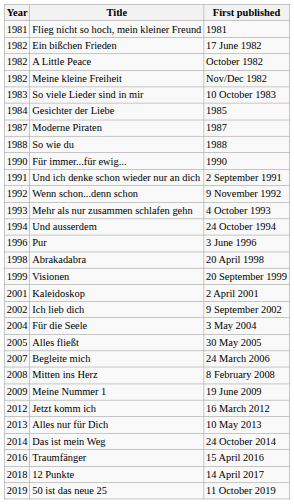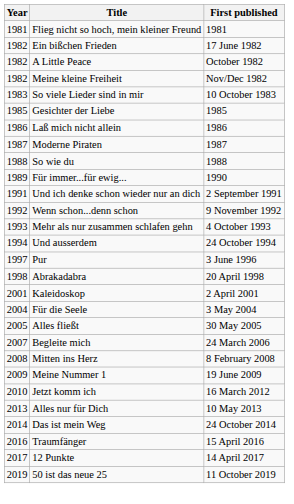(17, 111) 1984 -> (17, 111) 1985
+ row: (77, 128)
(17, 161) 1990 -> (17, 177) 1989
(17, 243) 1996 -> (17, 260) 1997
- row: (51, 276)
- row: (58, 309)
(17, 408) 2012 -> (17, 392) 2010
(17, 474) 2018 -> (17, 458) 2017
